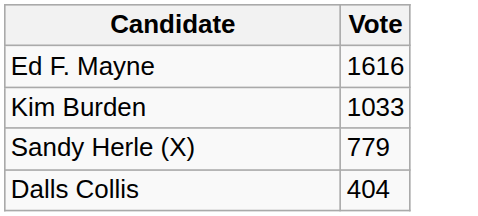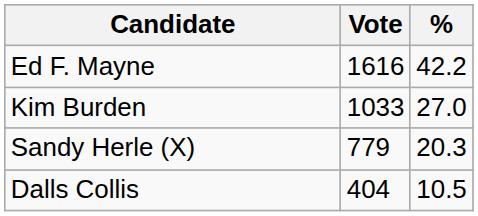+ column: (442, 25)
